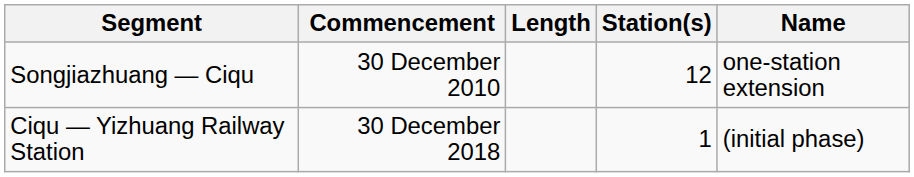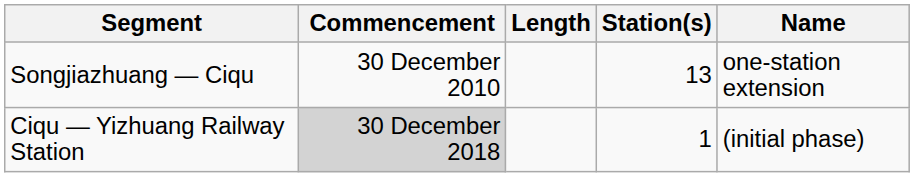(698, 74) 12 -> (698, 74) 13
(429, 139) no background -> (429, 139) lightgrey background
